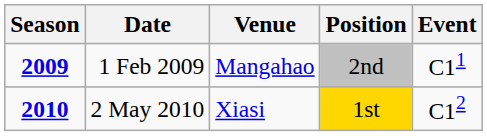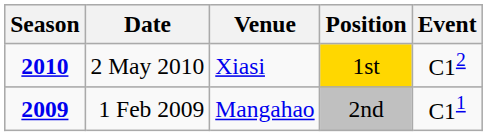rows swapped: (151, 65) <-> (147, 108)
